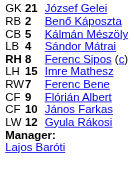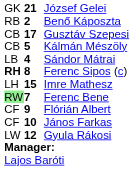+ row: (86, 34)
(15, 84) no background -> (14, 97) lightgreen background
